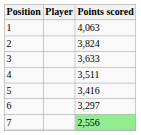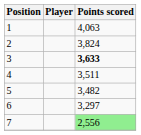(89, 59) normal -> (89, 59) bold
(89, 91) 3,416 -> (89, 91) 3,482
